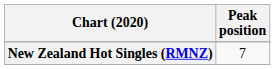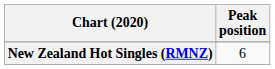(243, 53) 7 -> (243, 53) 6
